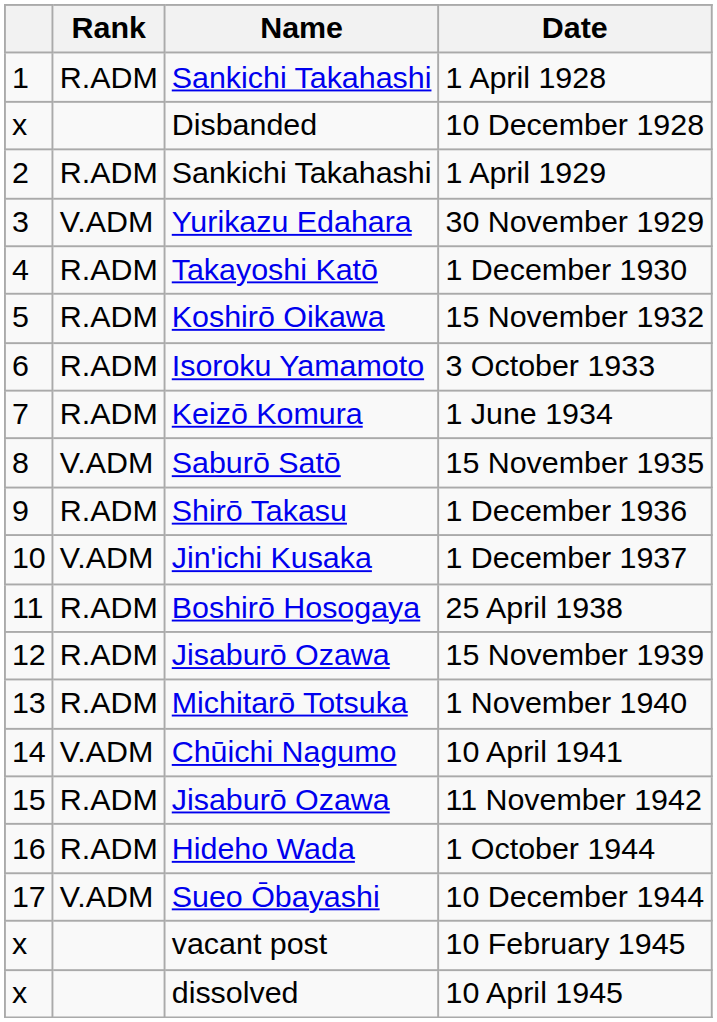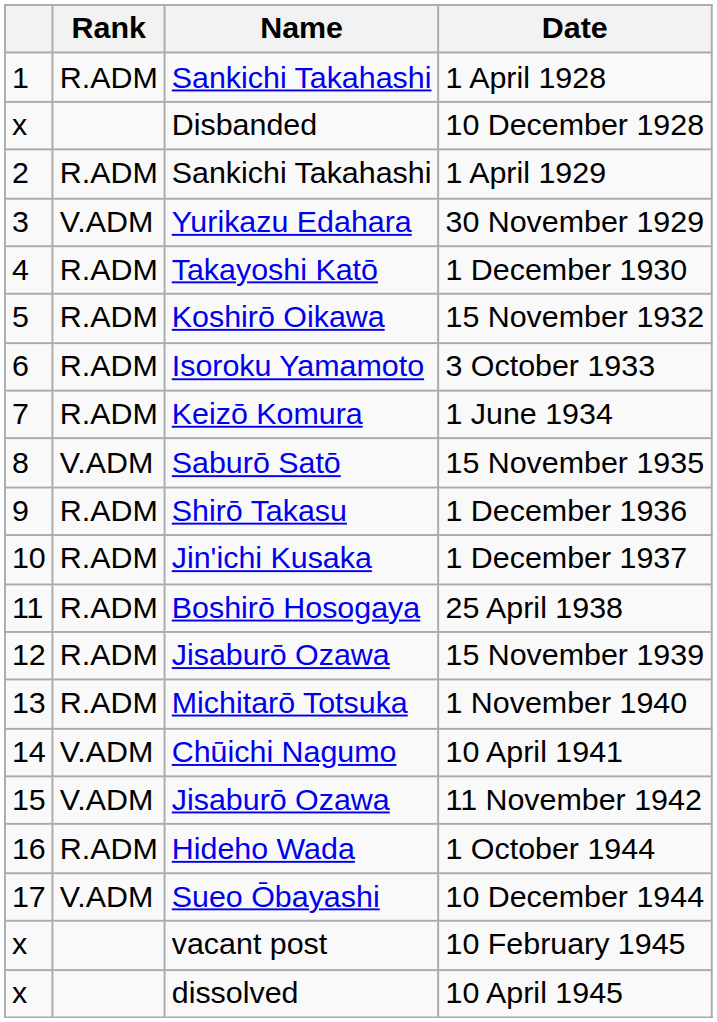(107, 558) V.ADM -> (109, 558) R.ADM
(109, 800) R.ADM -> (107, 800) V.ADM
